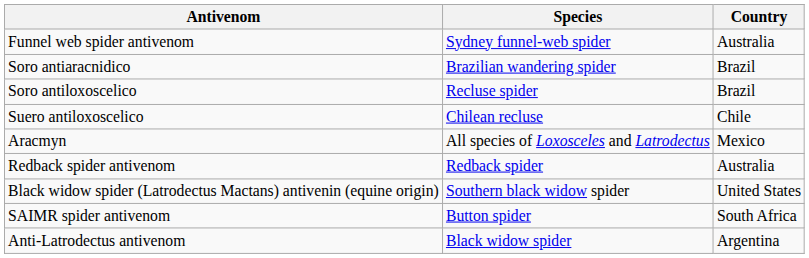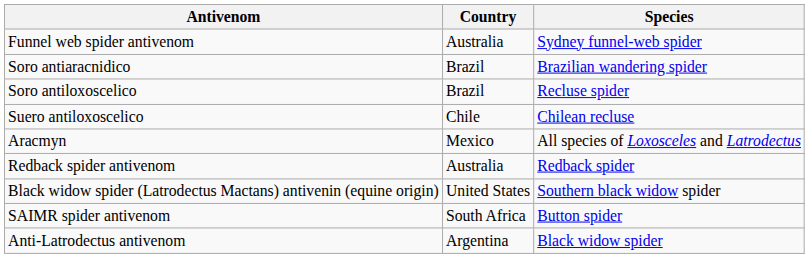columns swapped: (578, 16) <-> (759, 16)
